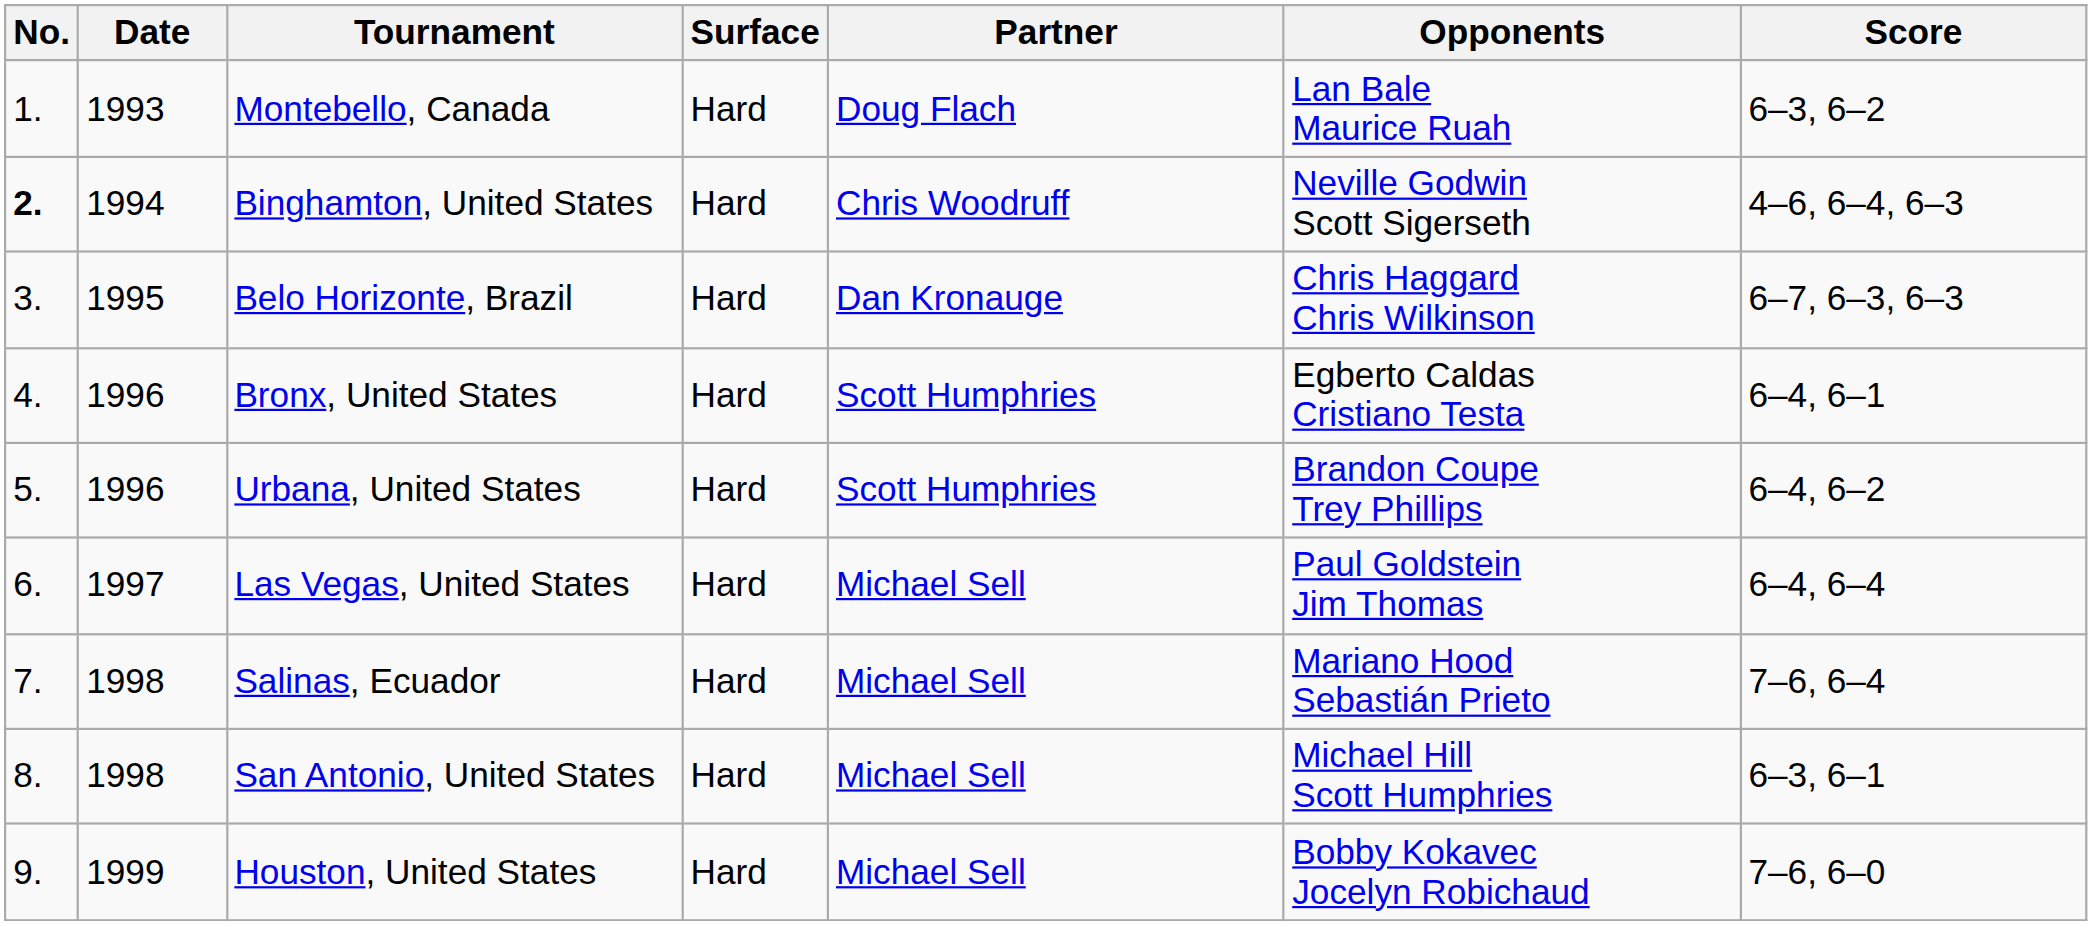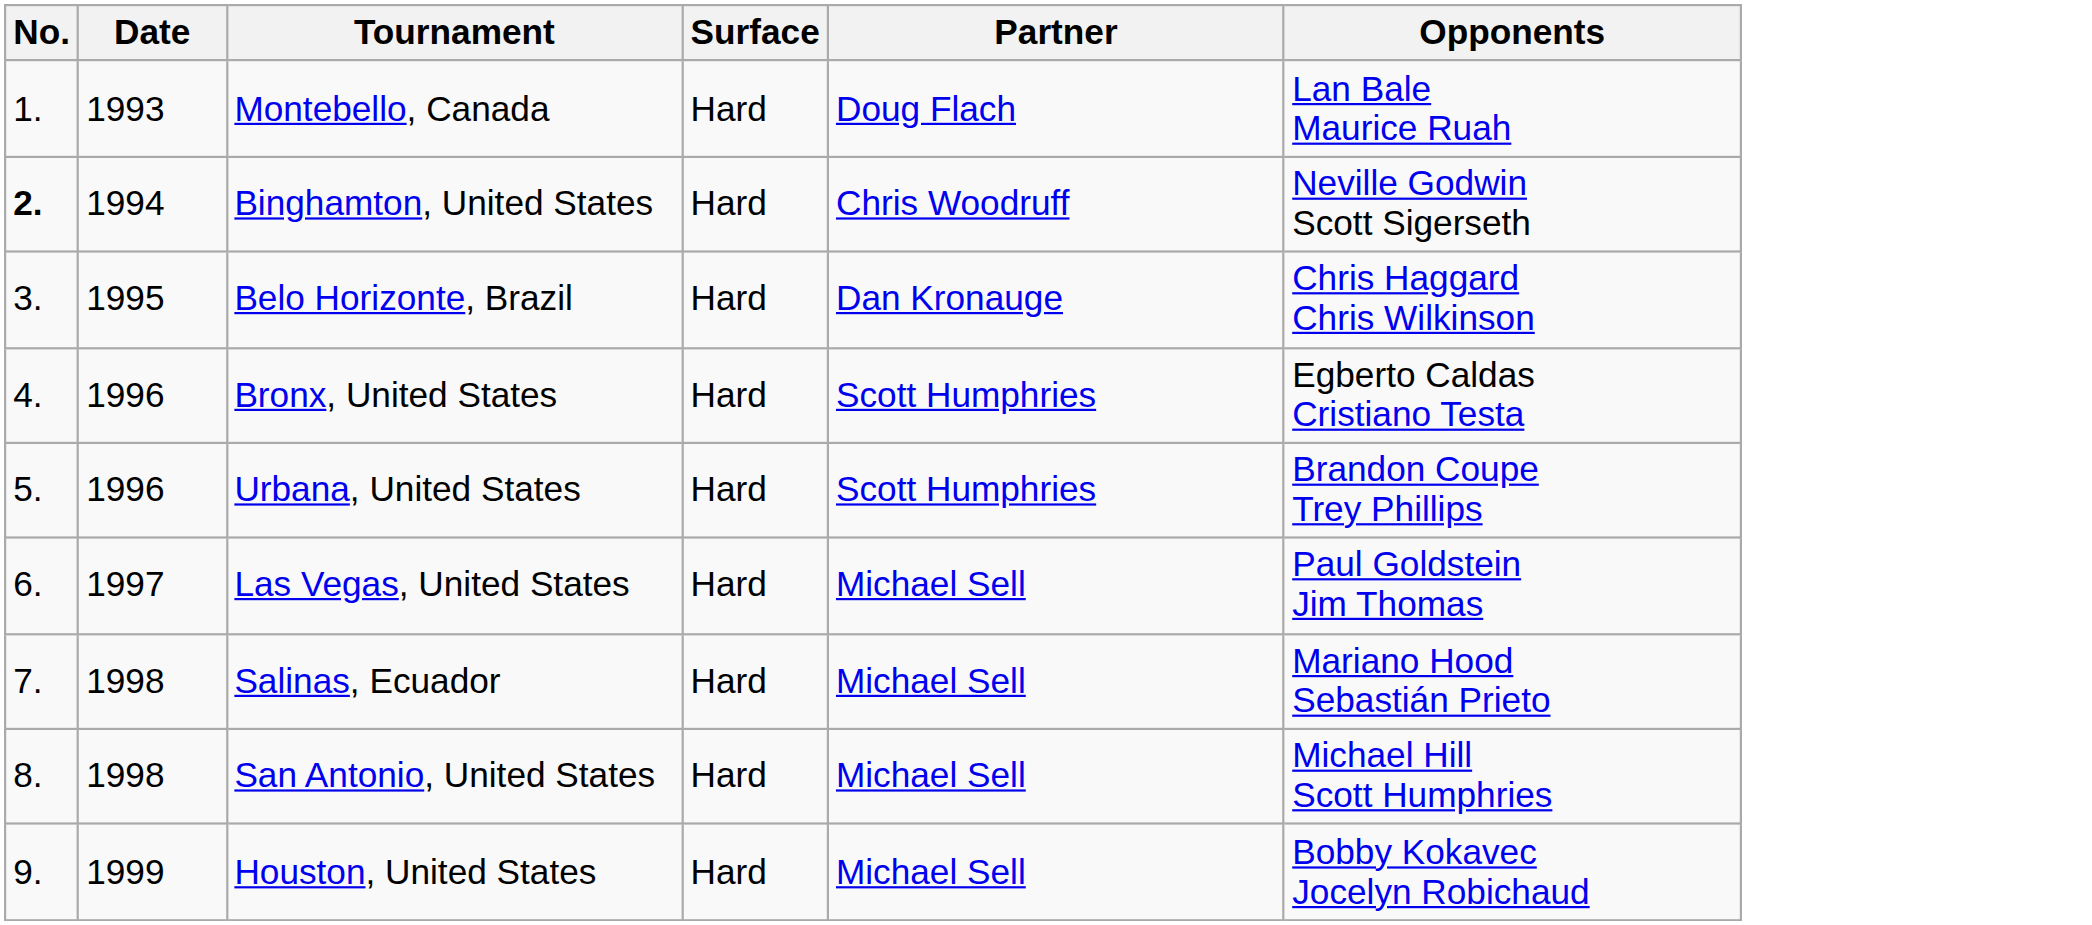- column: (1913, 32)
